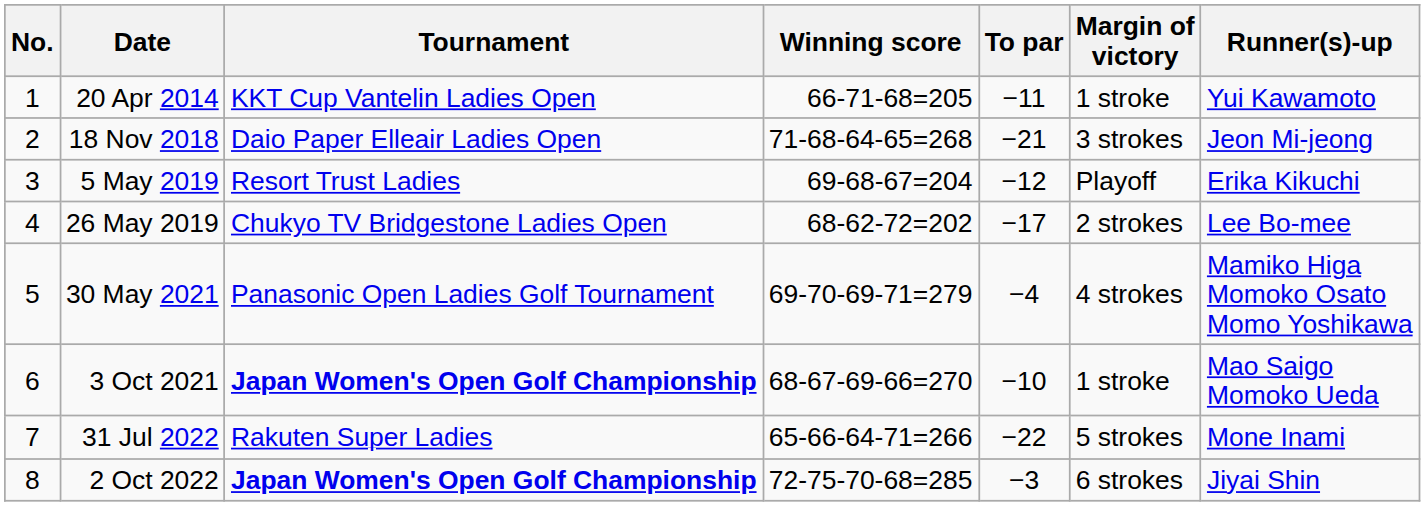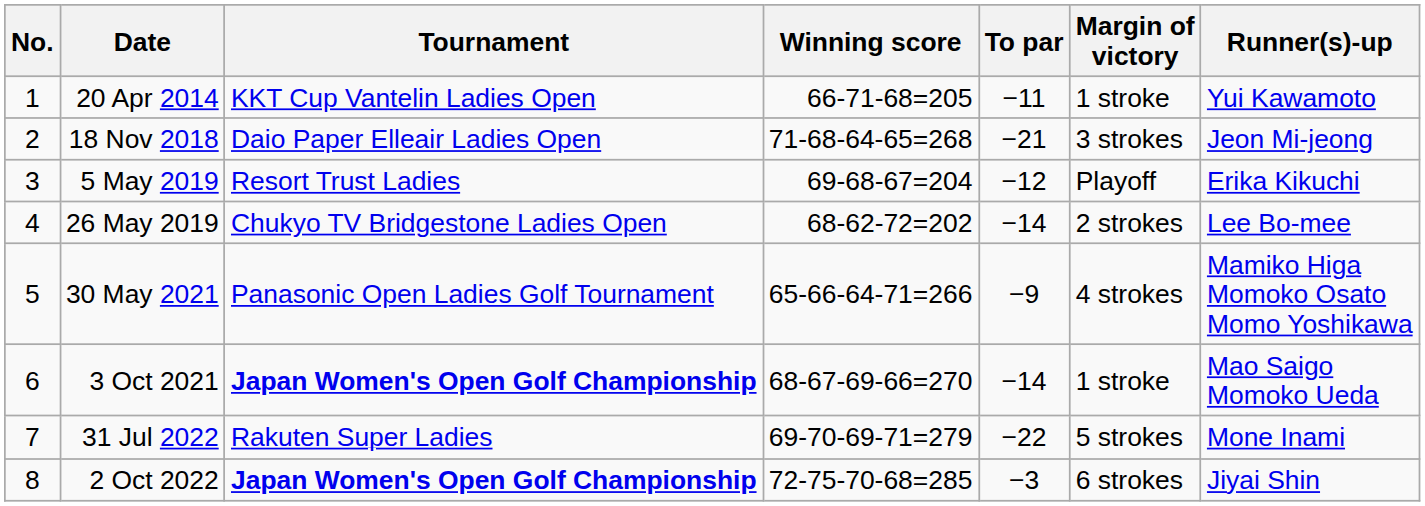(1024, 223) −17 -> (1024, 223) −14
(871, 294) 69-70-69-71=279 -> (871, 294) 65-66-64-71=266
(1024, 294) −4 -> (1024, 294) −9
(1024, 381) −10 -> (1024, 381) −14
(871, 437) 65-66-64-71=266 -> (871, 437) 69-70-69-71=279
